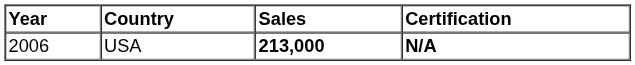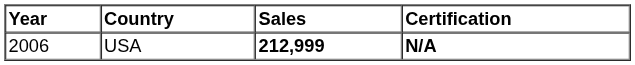(292, 46) 213,000 -> (292, 46) 212,999
